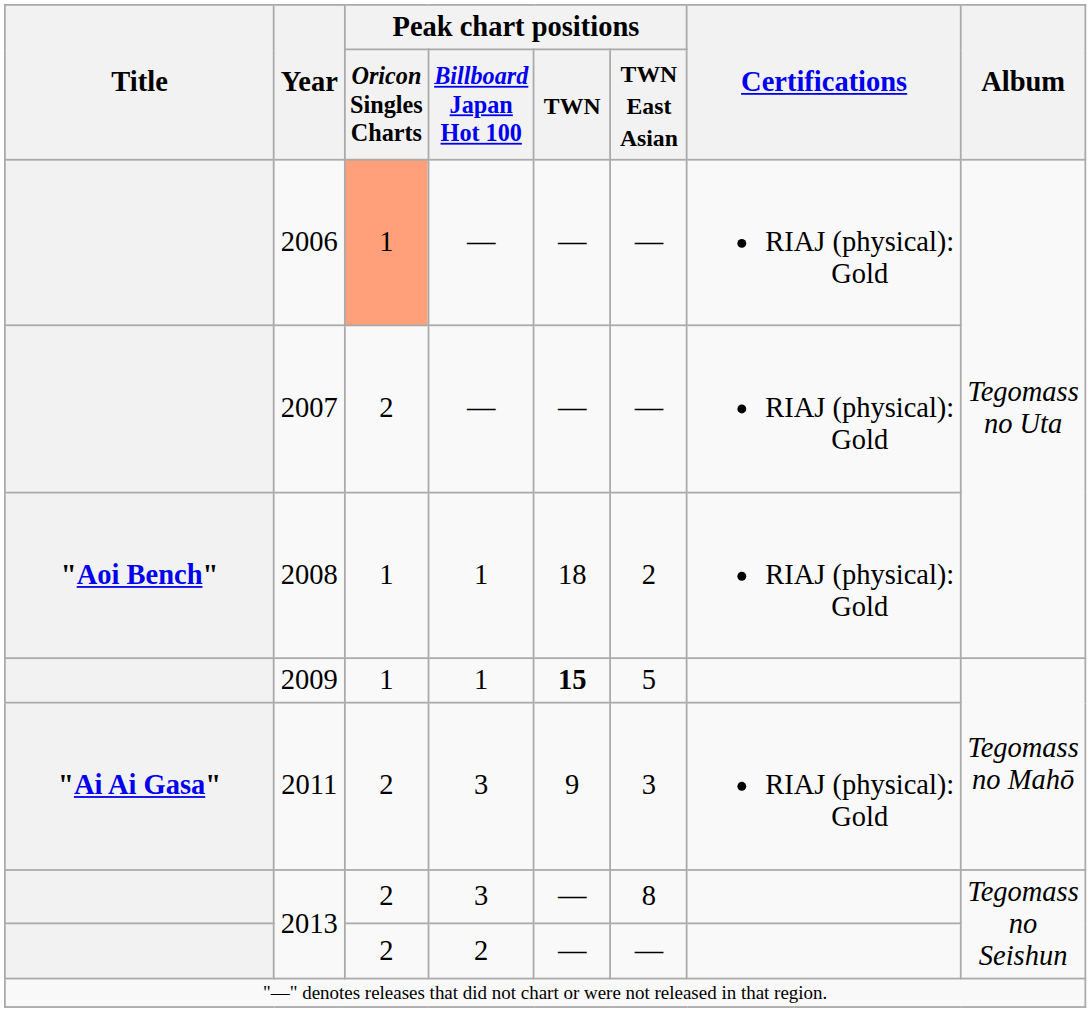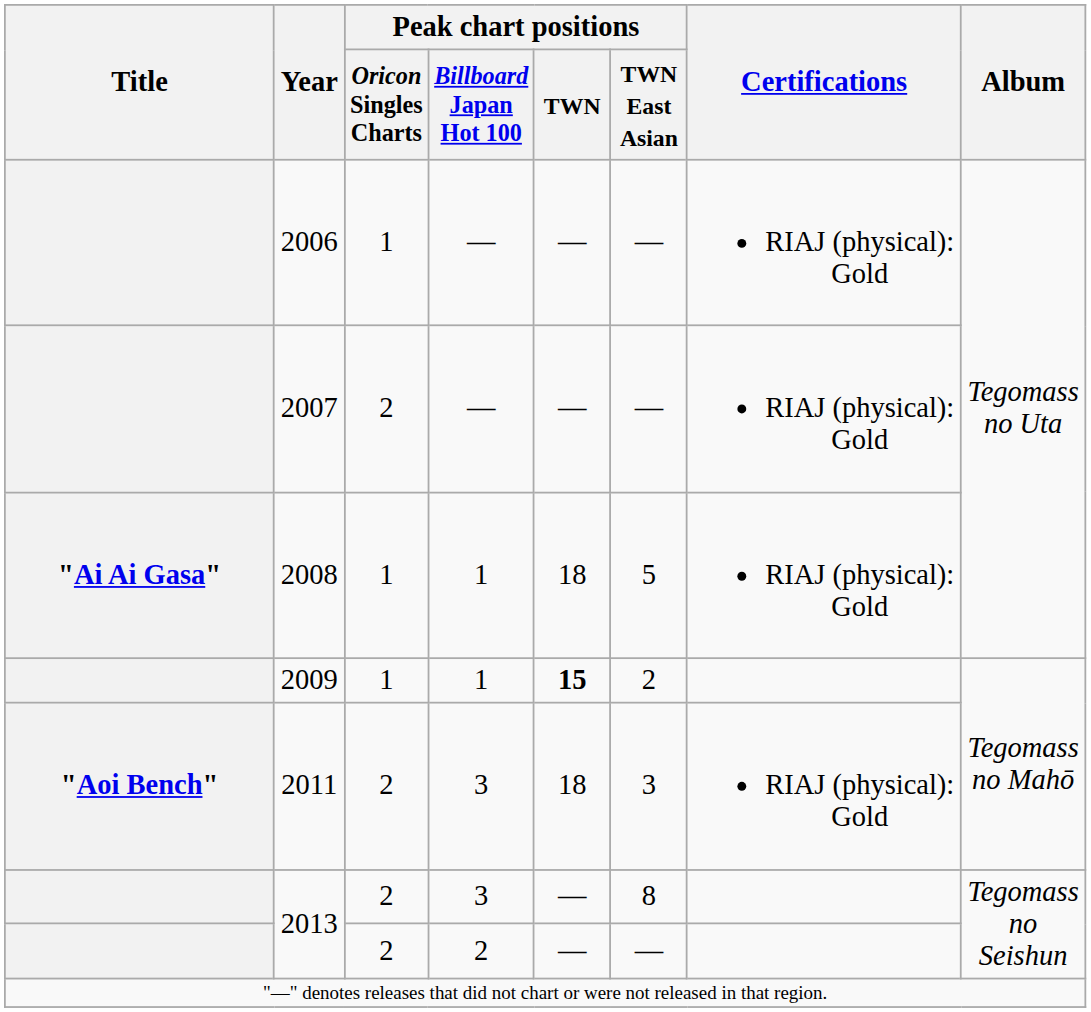(386, 242) lightsalmon background -> (386, 242) no background
(140, 574) "Aoi Bench" -> (140, 574) "Ai Ai Gasa"
(649, 574) 2 -> (649, 574) 5
(649, 680) 5 -> (649, 680) 2
(140, 785) "Ai Ai Gasa" -> (140, 785) "Aoi Bench"
(572, 785) 9 -> (572, 785) 18
